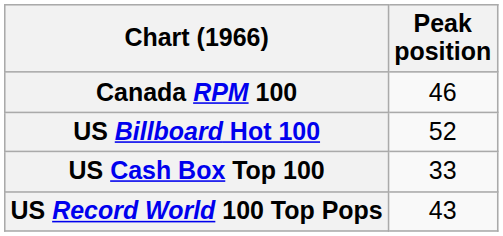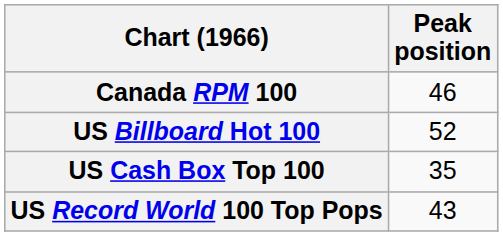(443, 171) 33 -> (443, 171) 35
